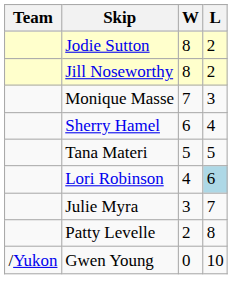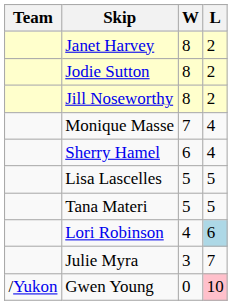+ row: (110, 44)
(211, 98) 3 -> (211, 125) 4
+ row: (114, 179)
- row: (110, 233)
(215, 260) no background -> (215, 286) pink background
